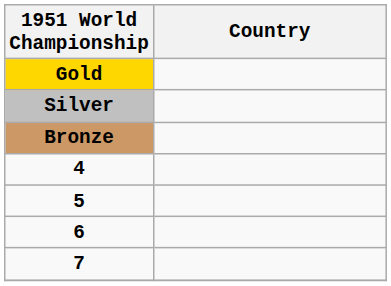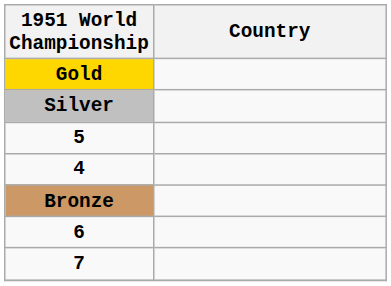rows swapped: (79, 138) <-> (79, 201)
